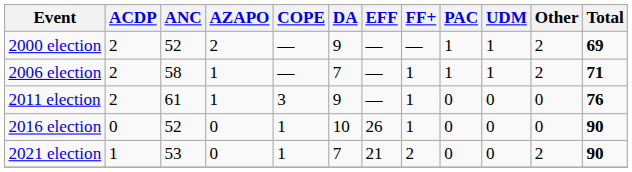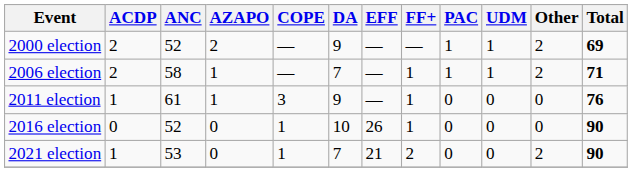(113, 99) 2 -> (113, 99) 1
